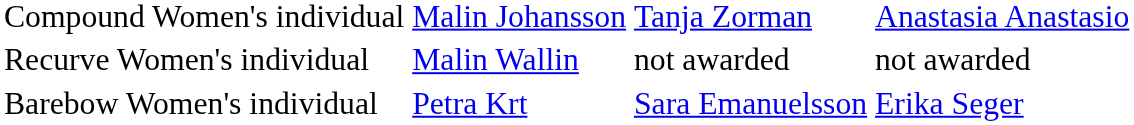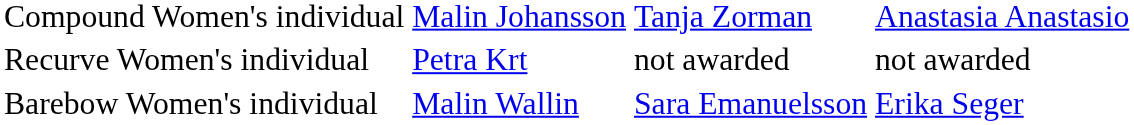(496, 59) Malin Wallin -> (470, 59) Petra Krt
(470, 103) Petra Krt -> (496, 103) Malin Wallin
